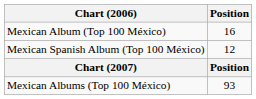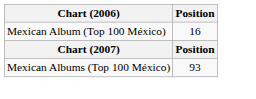- row: (106, 49)
